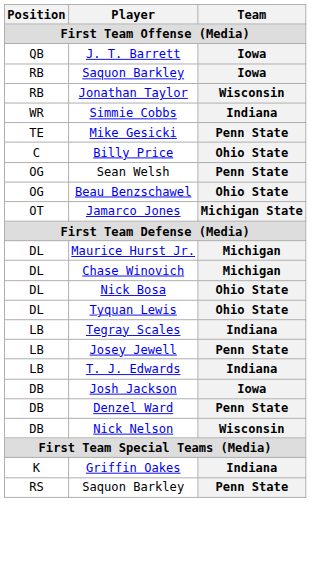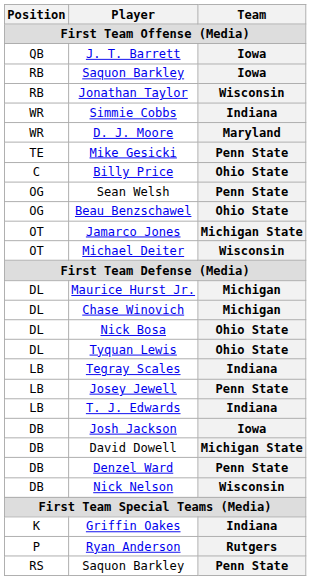+ row: (36, 133)
+ row: (36, 251)
+ row: (36, 448)
+ row: (36, 546)
